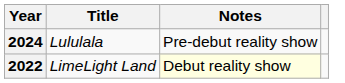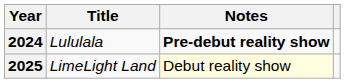(240, 41) normal -> (246, 41) bold
(25, 66) 2022 -> (25, 66) 2025
